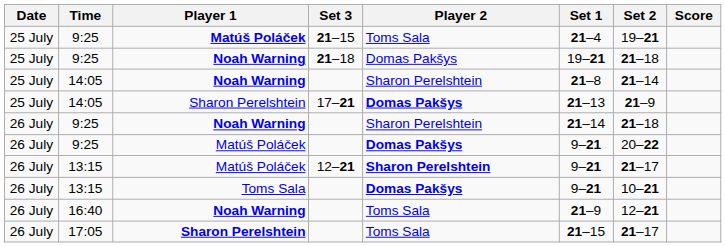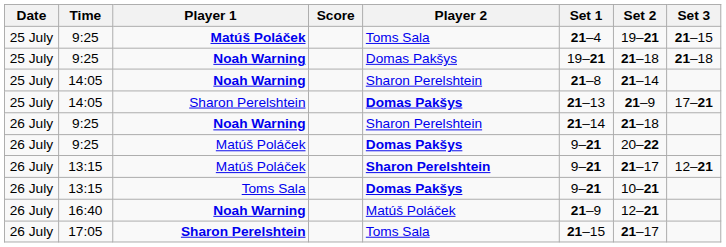columns swapped: (694, 16) <-> (336, 16)
(398, 210) Toms Sala -> (411, 210) Matúš Poláček
